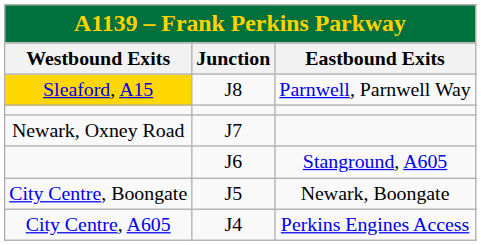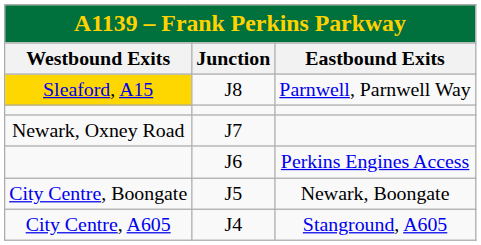(375, 161) Stanground, A605 -> (375, 161) Perkins Engines Access
(375, 224) Perkins Engines Access -> (375, 224) Stanground, A605
